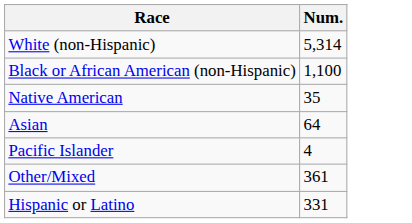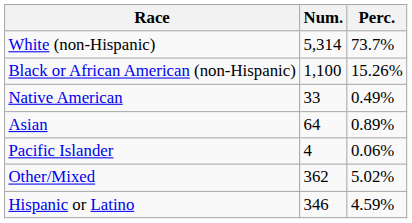+ column: (377, 17)
(312, 97) 35 -> (312, 97) 33
(316, 177) 361 -> (316, 177) 362
(316, 204) 331 -> (316, 204) 346
